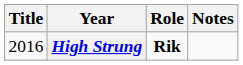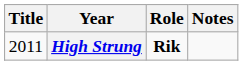(26, 45) 2016 -> (26, 45) 2011
